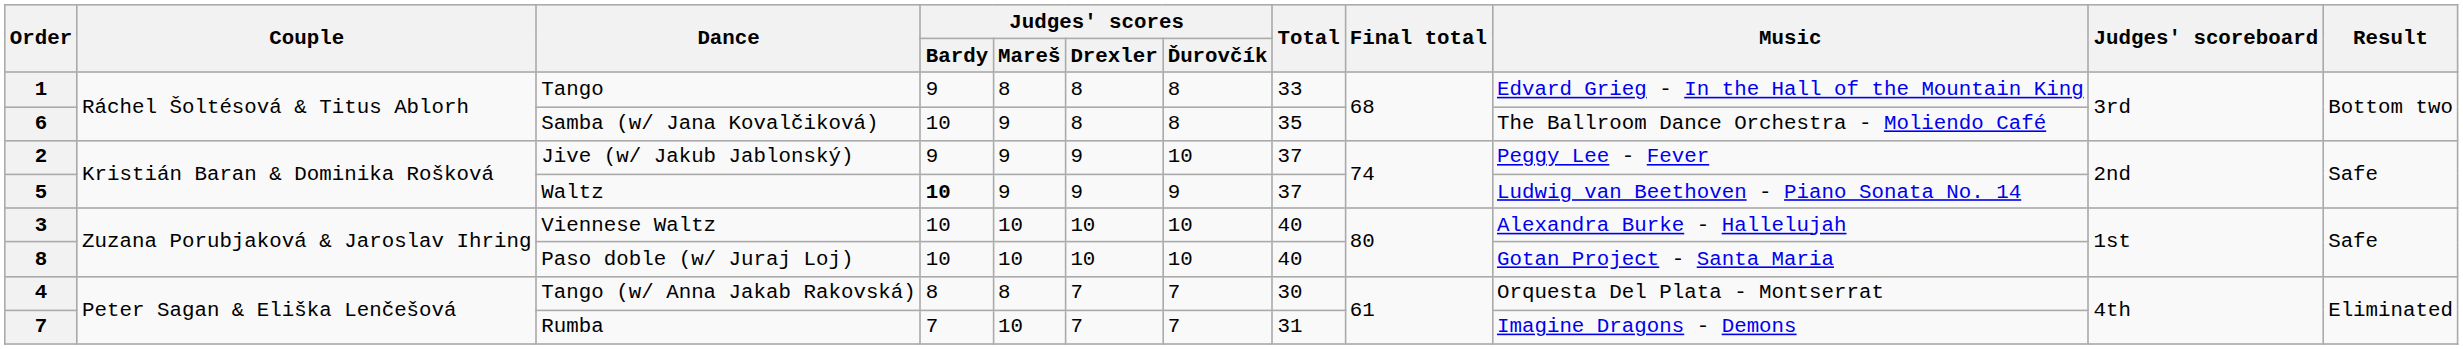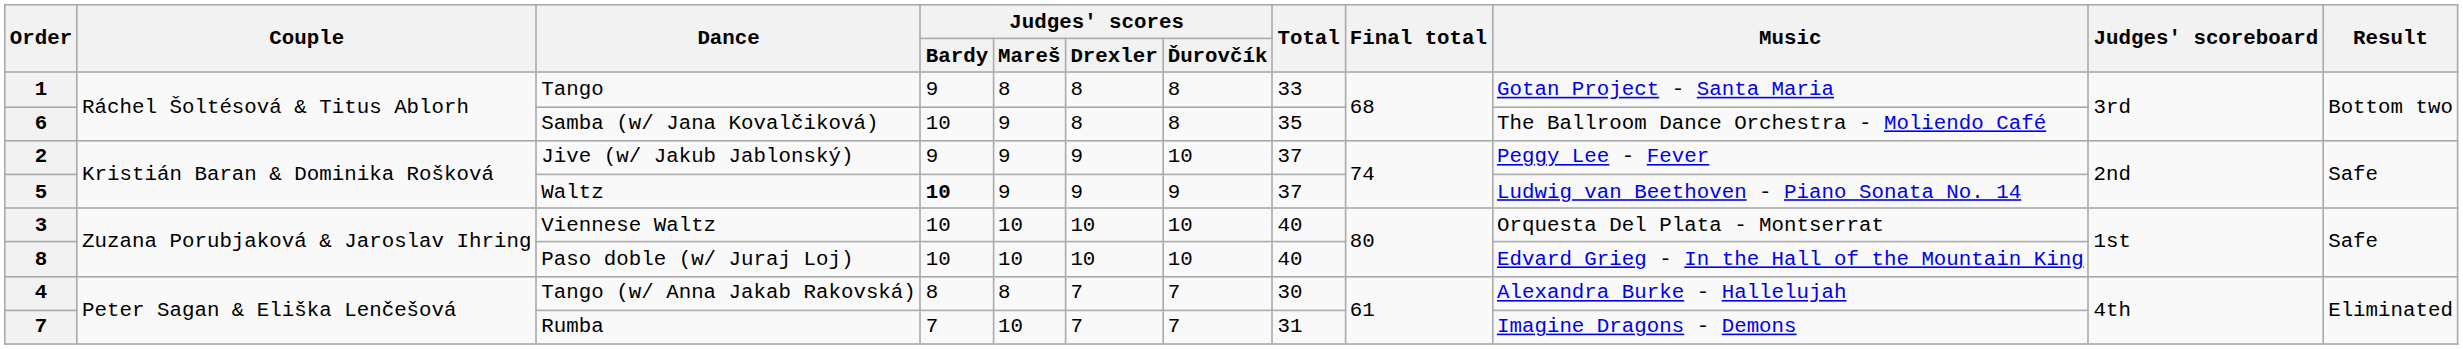(1790, 90) Edvard Grieg - In the Hall of the Mountain King -> (1666, 90) Gotan Project - Santa Maria
(1672, 225) Alexandra Burke - Hallelujah -> (1690, 225) Orquesta Del Plata - Montserrat
(1666, 259) Gotan Project - Santa Maria -> (1790, 259) Edvard Grieg - In the Hall of the Mountain King
(1690, 293) Orquesta Del Plata - Montserrat -> (1672, 293) Alexandra Burke - Hallelujah
